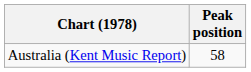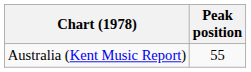(218, 55) 58 -> (218, 55) 55
